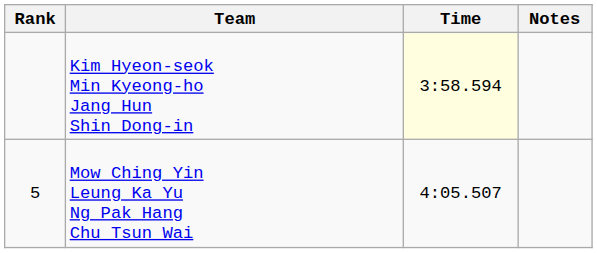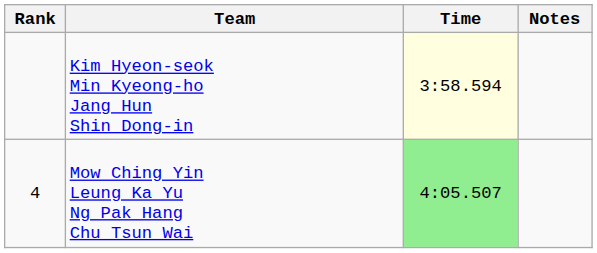(35, 193) 5 -> (35, 193) 4
(461, 193) no background -> (461, 193) lightgreen background
